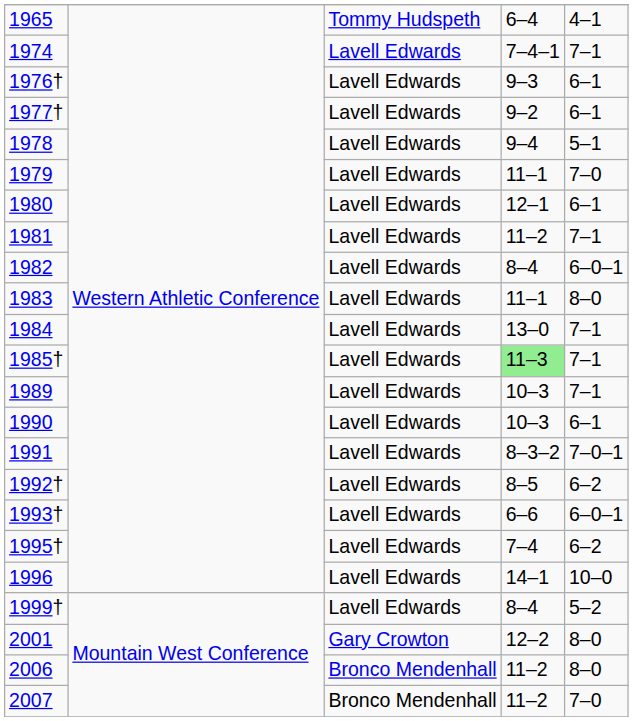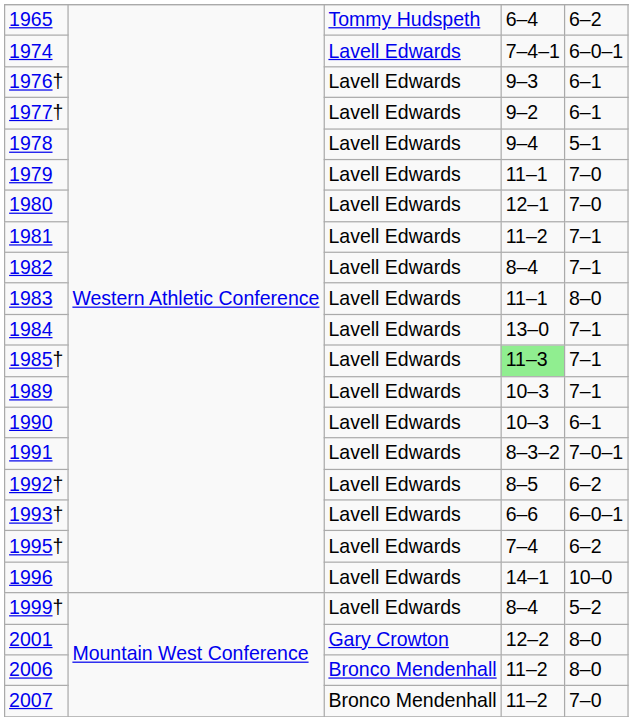(585, 19) 4–1 -> (585, 19) 6–2
(585, 50) 7–1 -> (596, 50) 6–0–1
(585, 205) 6–1 -> (585, 205) 7–0
(596, 267) 6–0–1 -> (585, 267) 7–1
